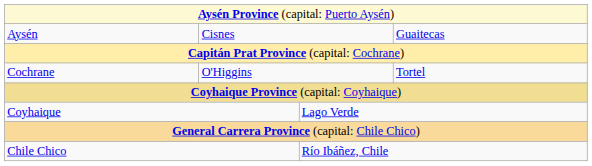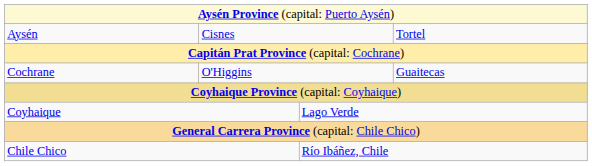(420, 33) Guaitecas -> (411, 33) Tortel
(411, 72) Tortel -> (420, 72) Guaitecas
